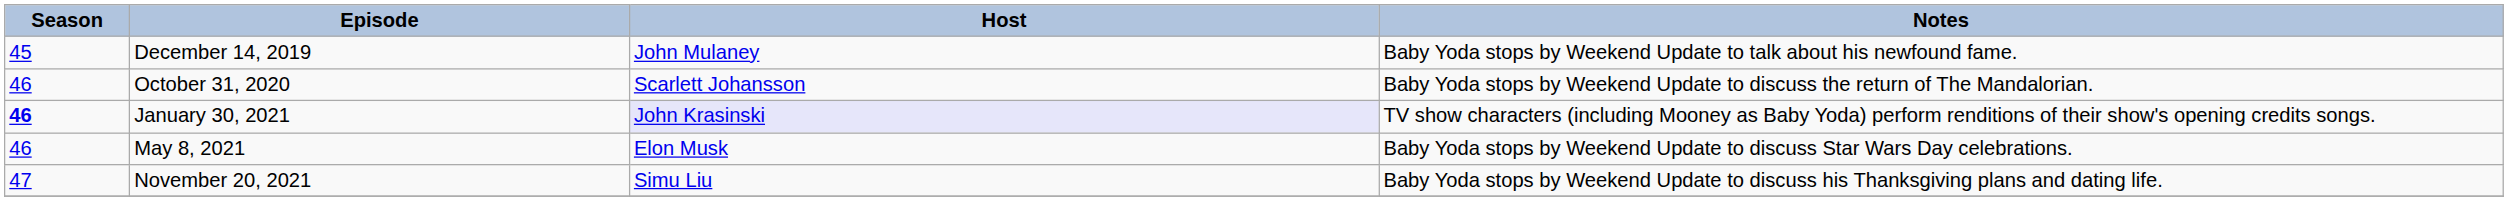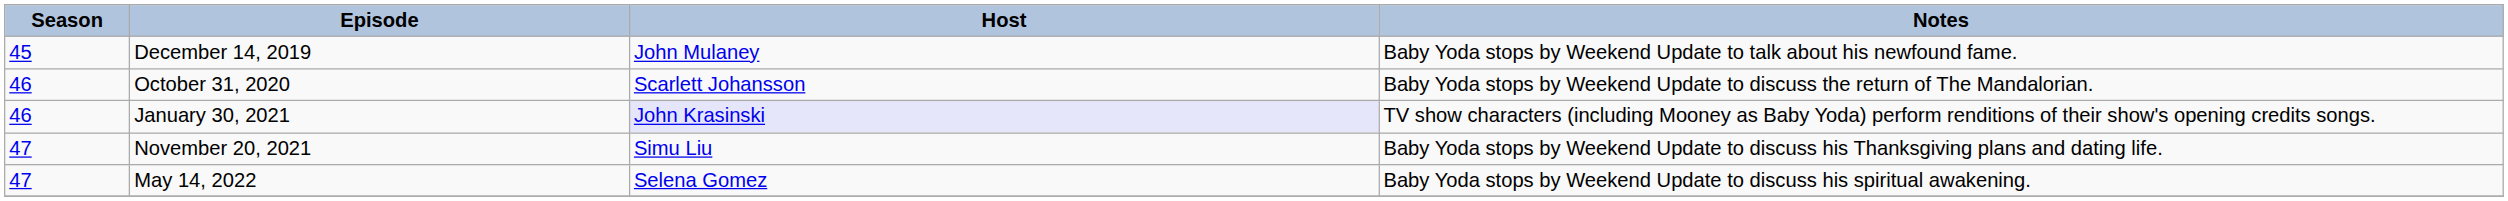(20, 116) bold -> (20, 116) normal
- row: (190, 148)
+ row: (195, 180)
